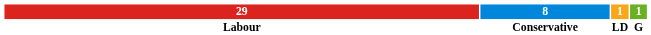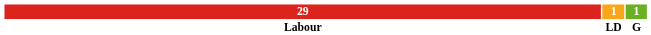- column: (545, 11)
